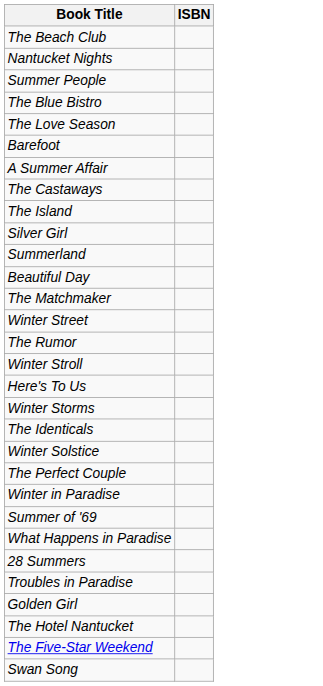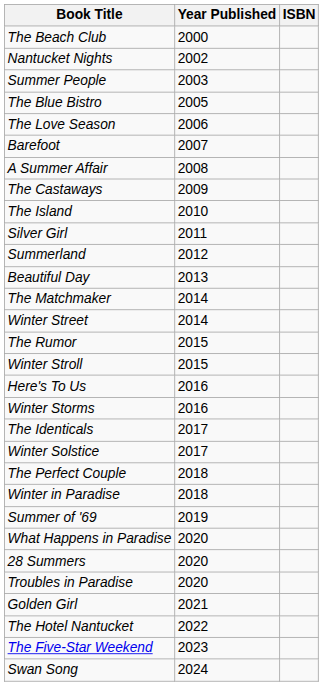+ column: (227, 15)
